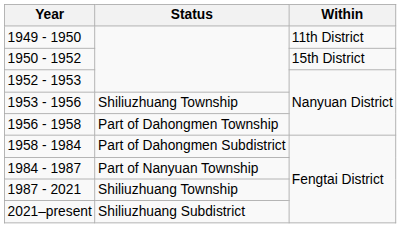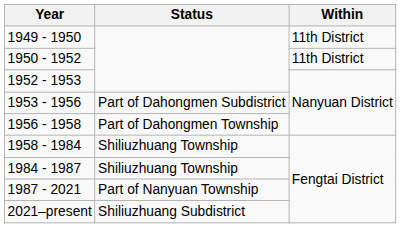(328, 59) 15th District -> (328, 59) 11th District
(168, 102) Shiliuzhuang Township -> (192, 102) Part of Dahongmen Subdistrict
(192, 146) Part of Dahongmen Subdistrict -> (168, 146) Shiliuzhuang Township
(178, 168) Part of Nanyuan Township -> (168, 168) Shiliuzhuang Township
(168, 189) Shiliuzhuang Township -> (178, 189) Part of Nanyuan Township
